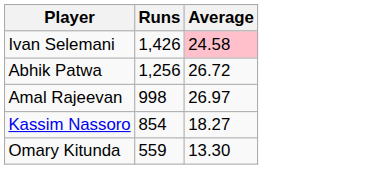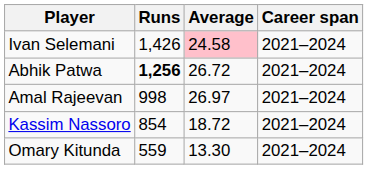+ column: (310, 17)
(159, 71) normal -> (159, 71) bold
(209, 124) 18.27 -> (209, 124) 18.72
